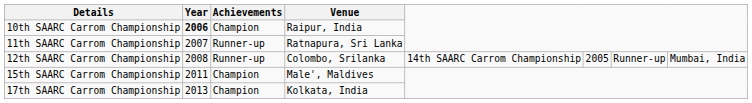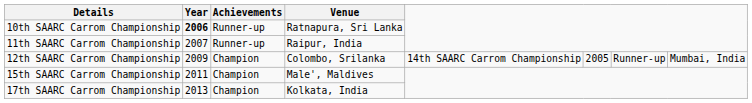(236, 28) Champion -> (239, 28) Runner-up
(324, 28) Raipur, India -> (345, 28) Ratnapura, Sri Lanka
(345, 44) Ratnapura, Sri Lanka -> (324, 44) Raipur, India
(197, 59) 2008 -> (197, 59) 2009
(239, 59) Runner-up -> (236, 59) Champion
